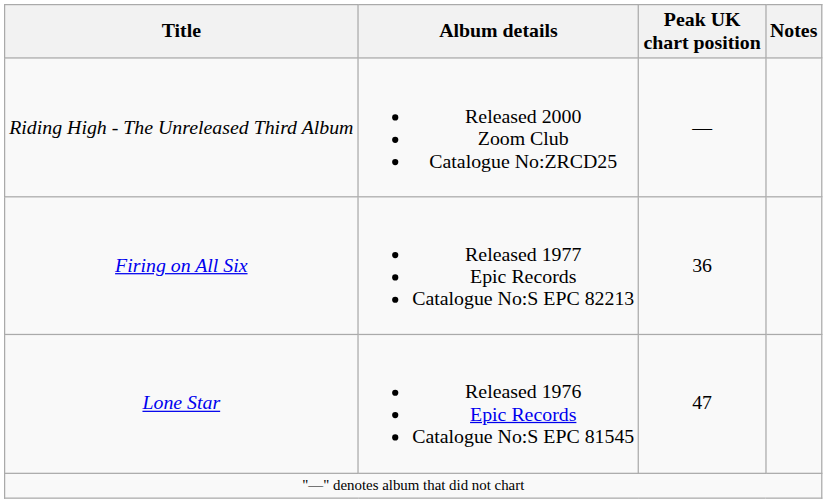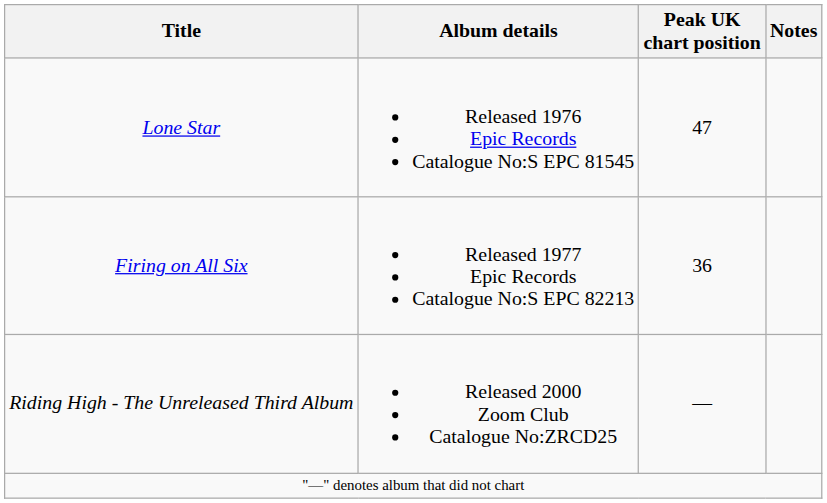rows swapped: (181, 403) <-> (181, 127)
